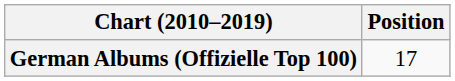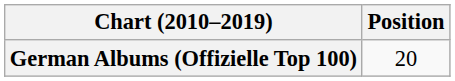(406, 57) 17 -> (406, 57) 20
